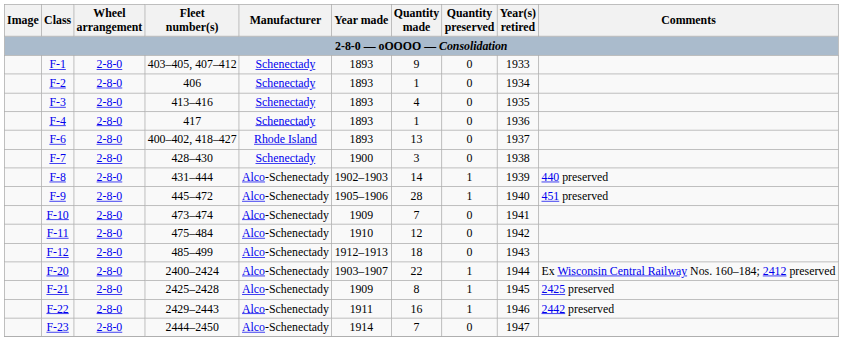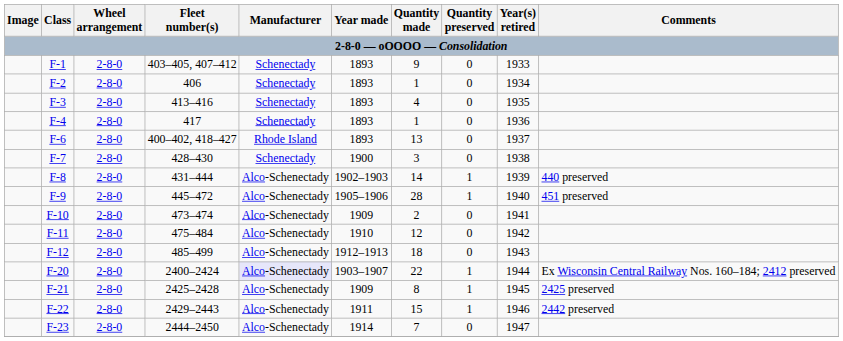(416, 214) 7 -> (416, 214) 2
(285, 271) no background -> (285, 271) lavender background
(416, 308) 16 -> (416, 308) 15
